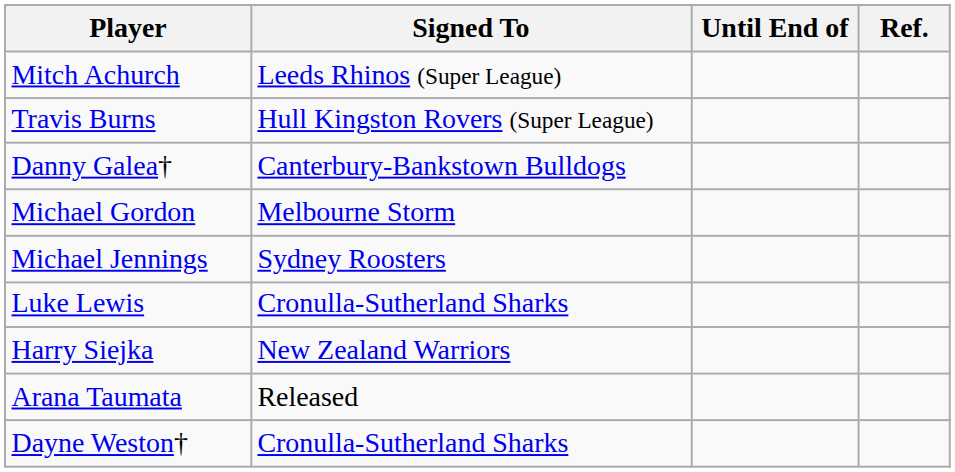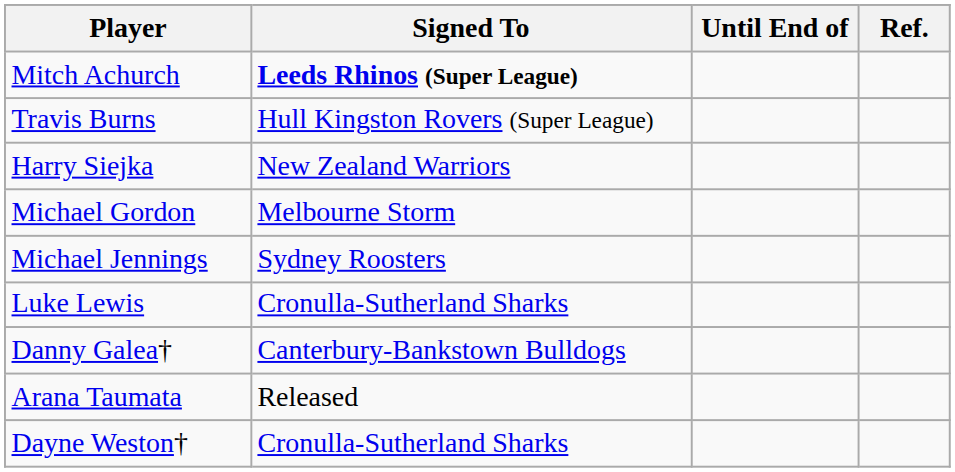(409, 74) normal -> (418, 74) bold
rows swapped: (92, 166) <-> (82, 350)
